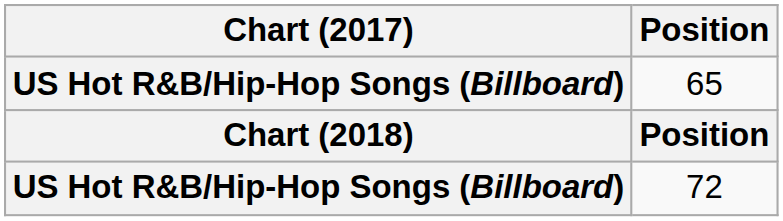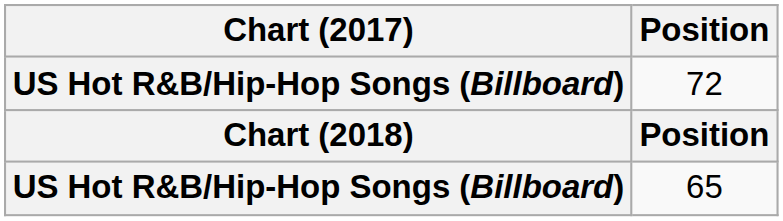rows swapped: (704, 187) <-> (704, 82)
